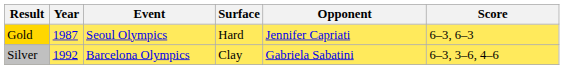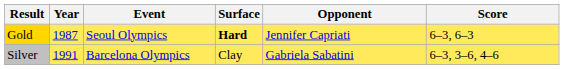(231, 34) normal -> (233, 34) bold
(65, 54) 1992 -> (65, 54) 1991
